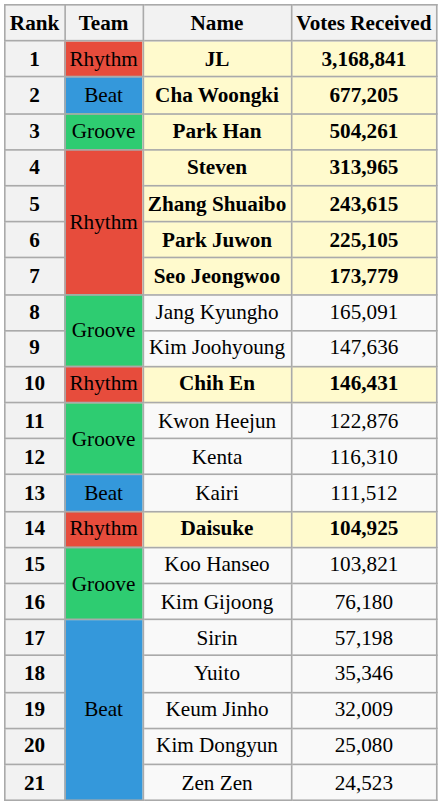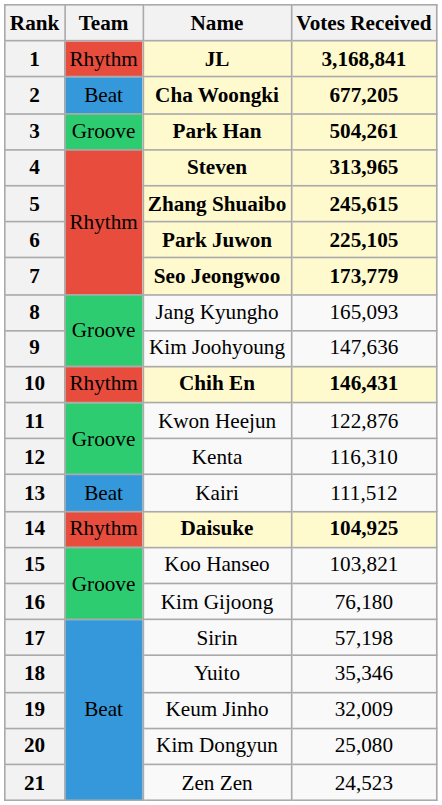(364, 203) 243,615 -> (364, 203) 245,615
(364, 311) 165,091 -> (364, 311) 165,093
